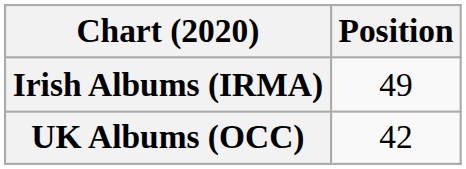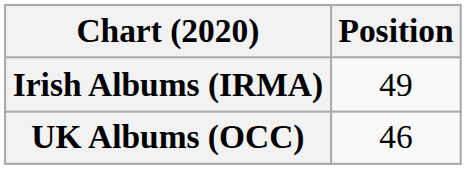(396, 137) 42 -> (396, 137) 46
